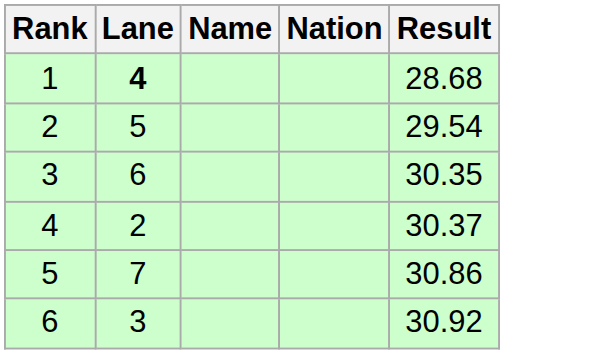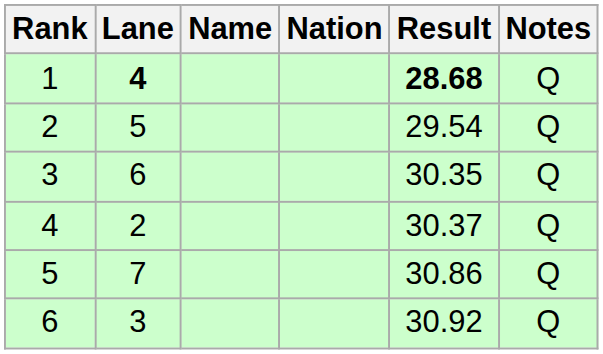+ column: (548, 28)
(444, 77) normal -> (444, 77) bold
